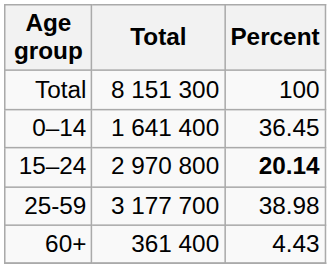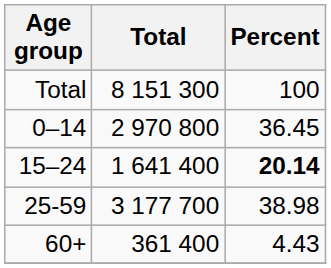(165, 128) 1 641 400 -> (165, 128) 2 970 800
(165, 166) 2 970 800 -> (165, 166) 1 641 400
